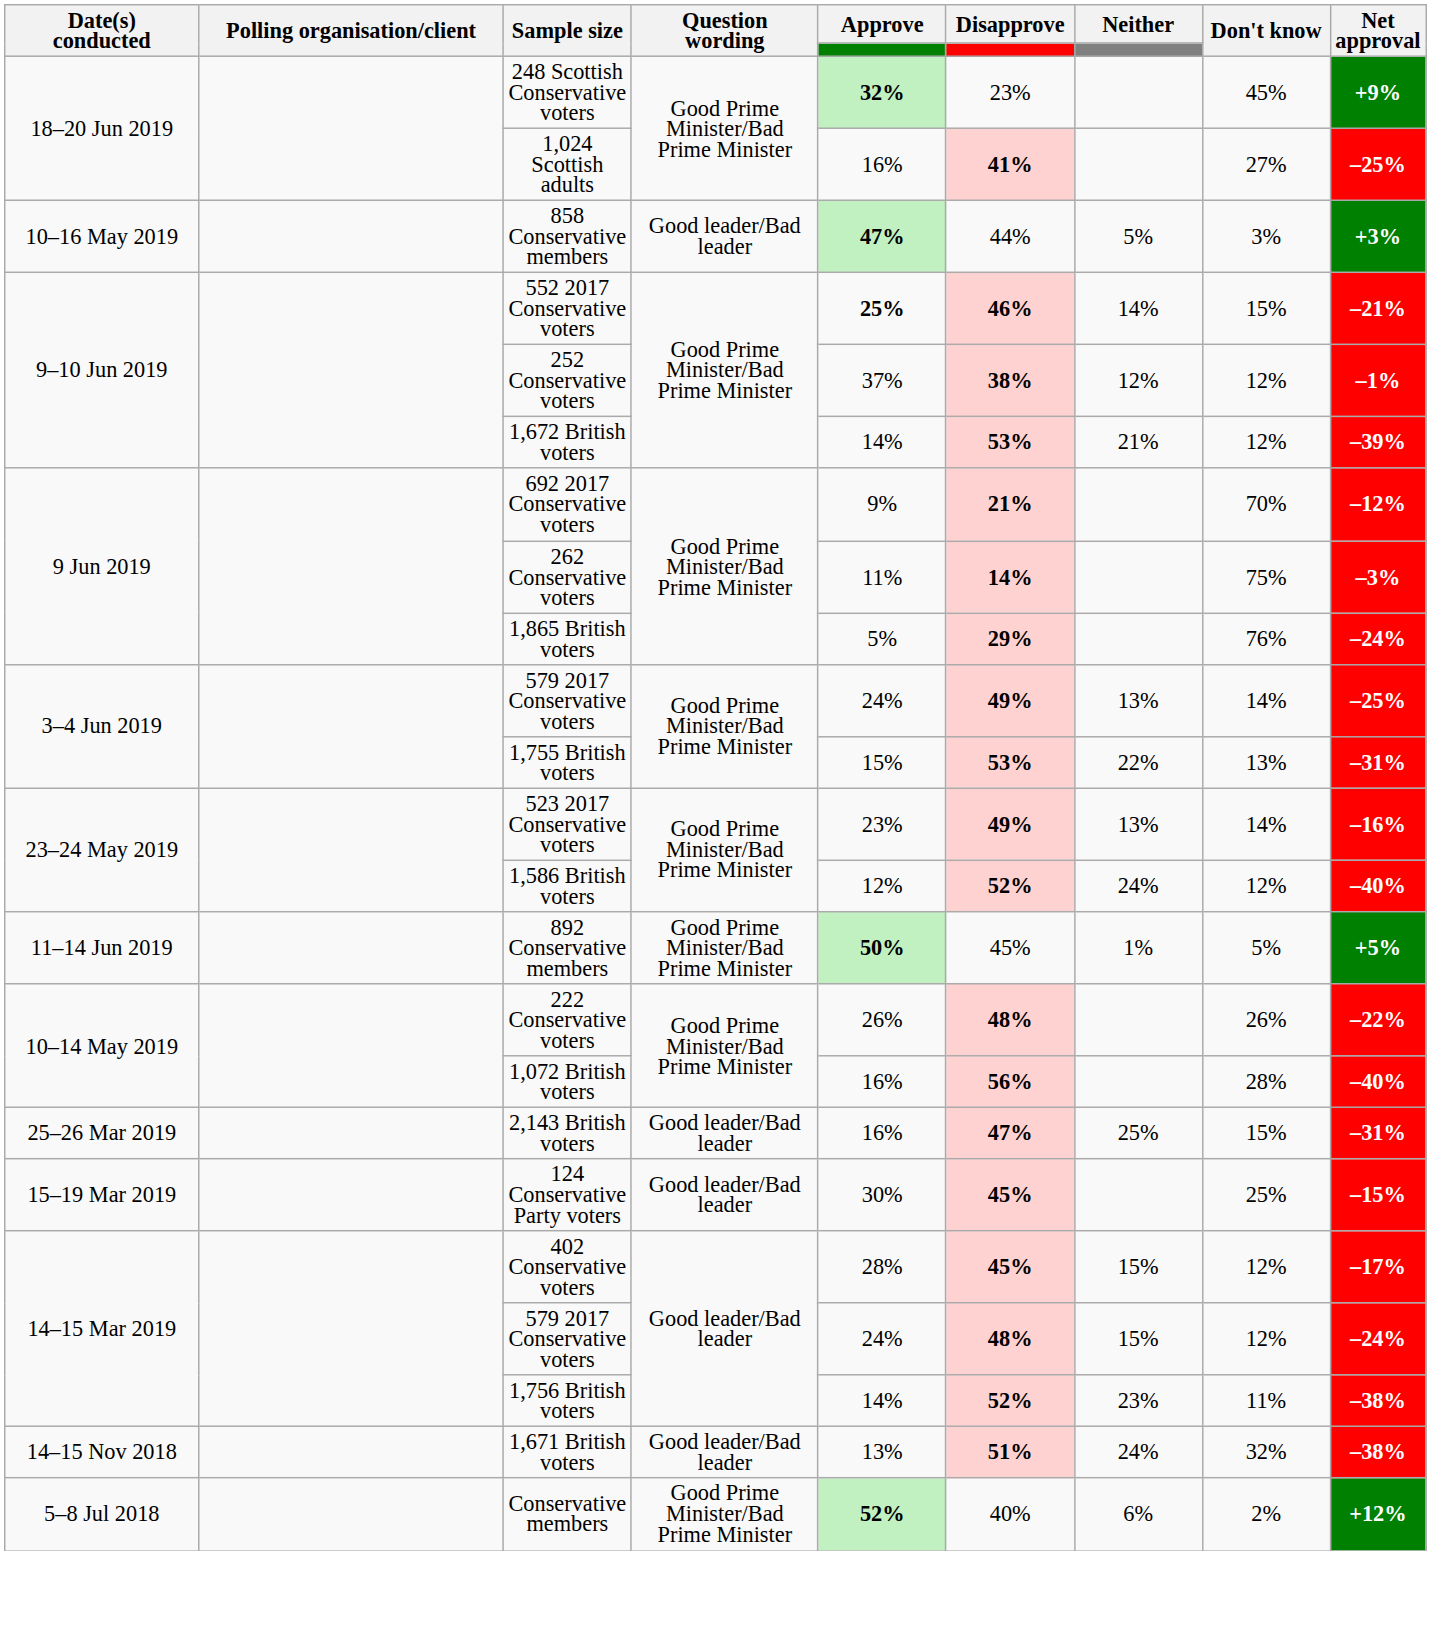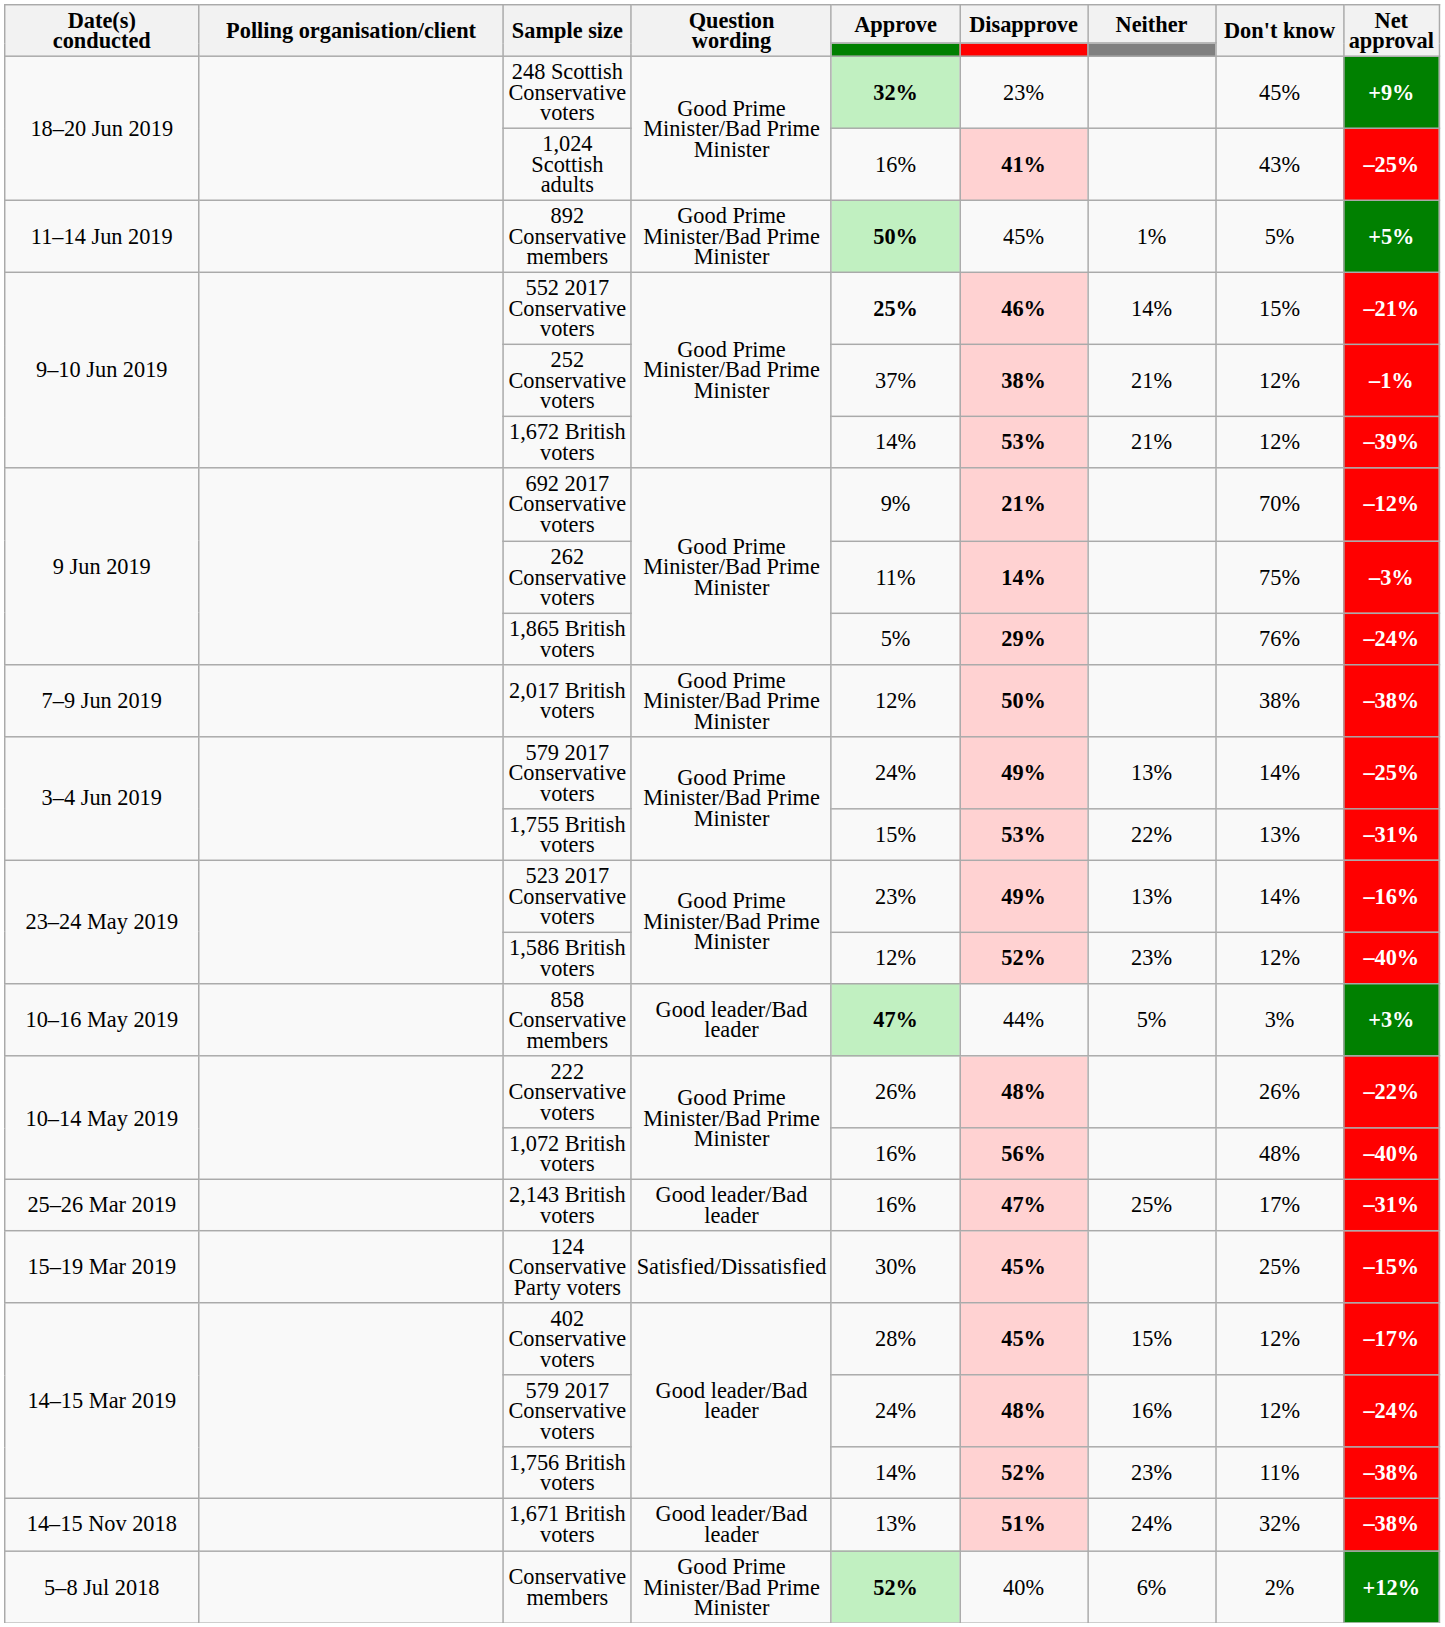(1266, 164) 27% -> (1280, 164) 43%
rows swapped: (102, 947) <-> (102, 236)
(1138, 380) 12% -> (1152, 380) 21%
+ row: (102, 700)
(1138, 885) 24% -> (1152, 957) 23%
(1266, 1081) 28% -> (1280, 1153) 48%
(1266, 1133) 15% -> (1280, 1205) 17%
(725, 1194) Good leader/Bad leader -> (732, 1267) Satisfied/Dissatisfied
(1138, 1339) 15% -> (1152, 1411) 16%
